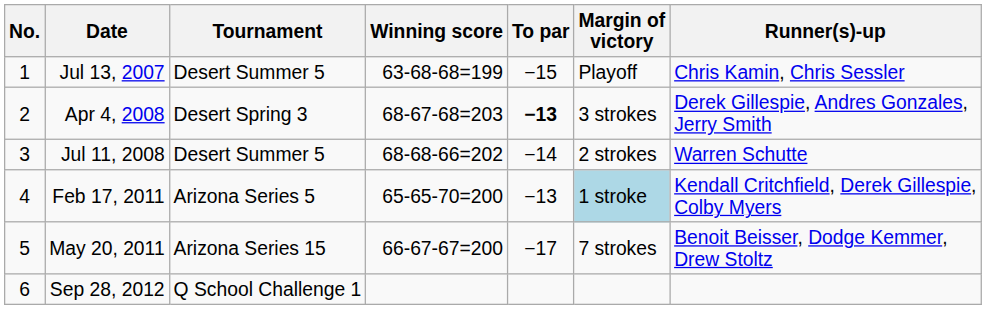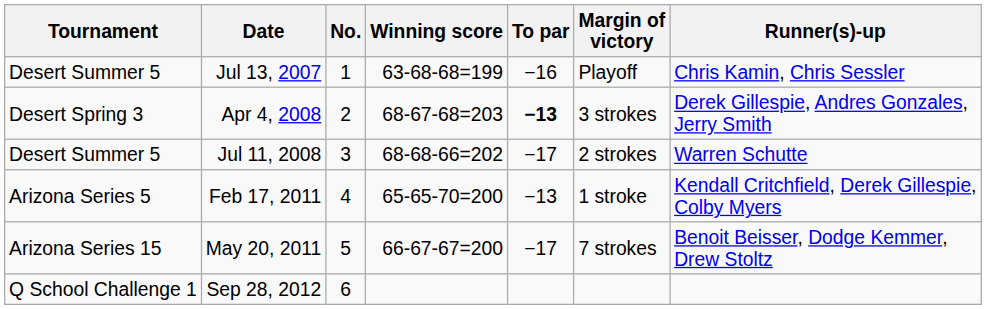columns swapped: (25, 31) <-> (267, 31)
(541, 72) −15 -> (541, 72) −16
(541, 155) −14 -> (541, 155) −17
(613, 196) lightblue background -> (613, 196) no background
